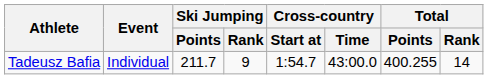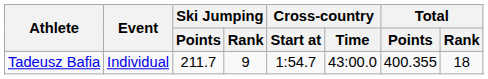(410, 63) 400.255 -> (410, 63) 400.355
(462, 63) 14 -> (462, 63) 18
